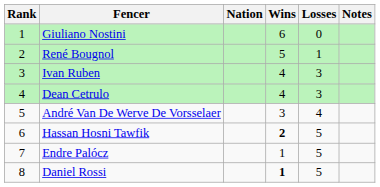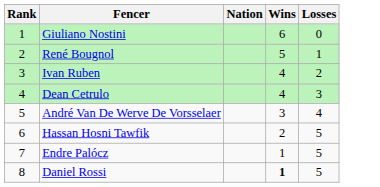- column: (357, 14)
(319, 73) 3 -> (319, 73) 2
(282, 133) bold -> (282, 133) normal
